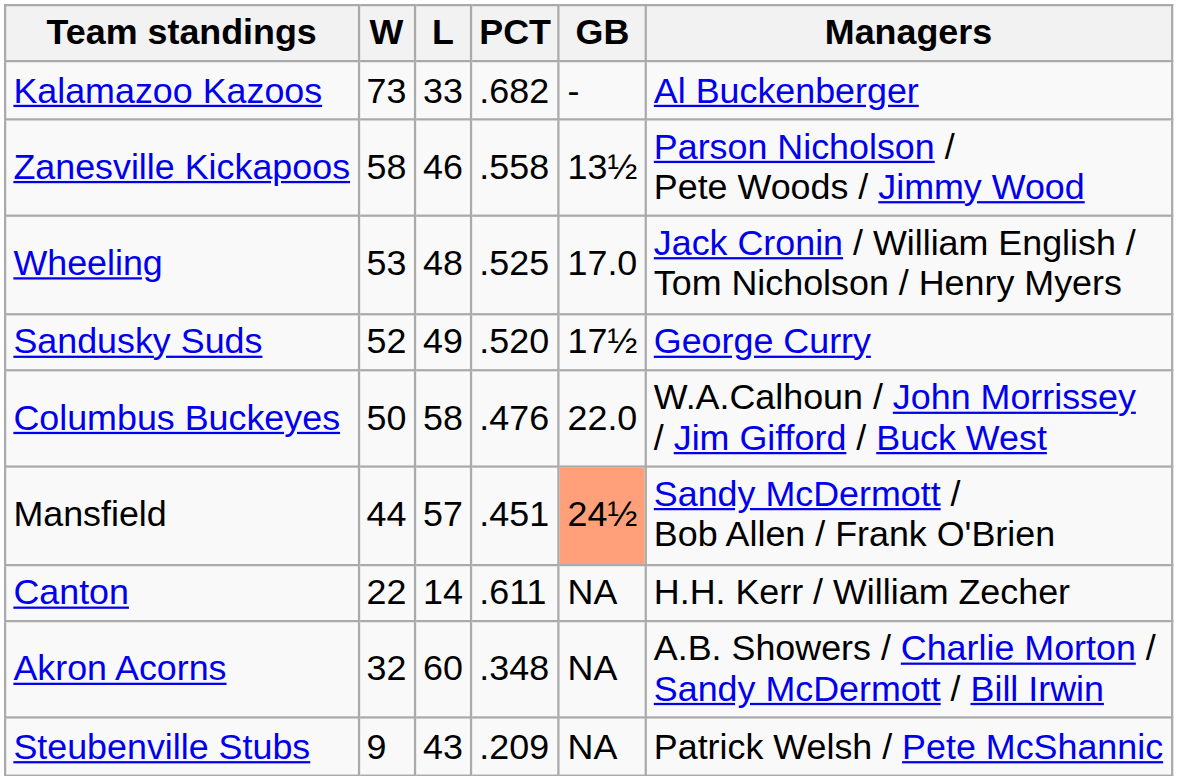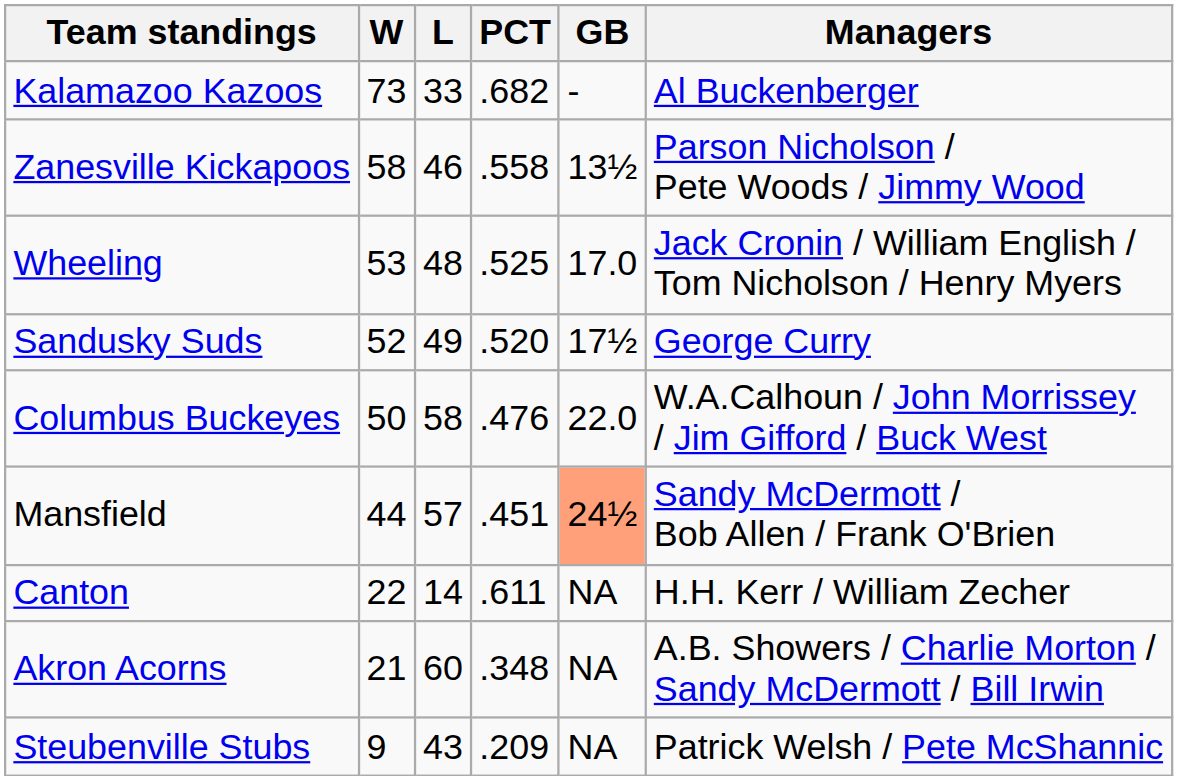(386, 669) 32 -> (386, 669) 21
